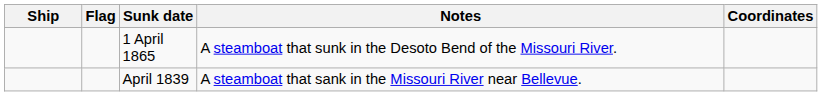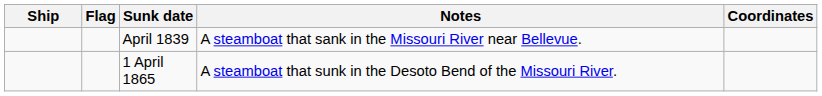rows swapped: (143, 47) <-> (156, 79)
